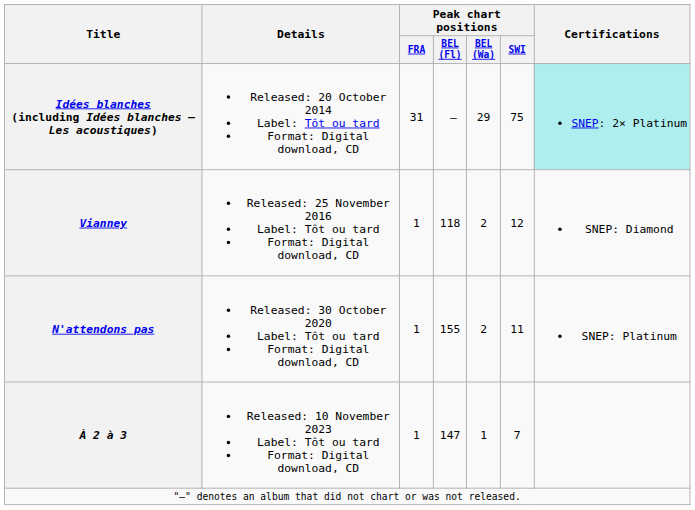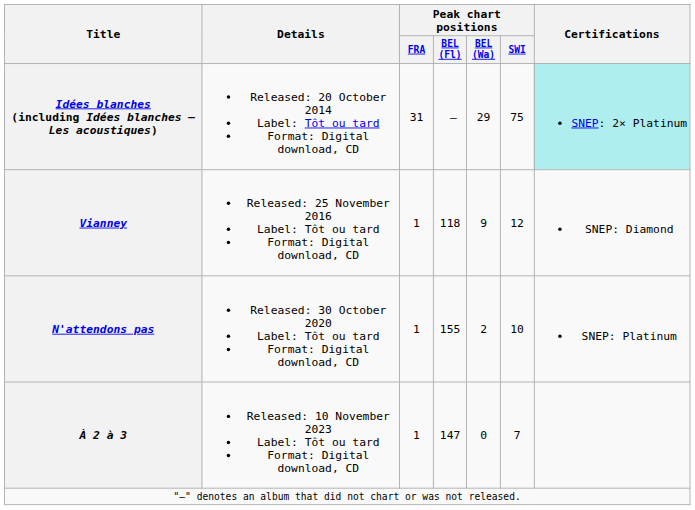(484, 223) 2 -> (484, 223) 9
(517, 329) 11 -> (517, 329) 10
(484, 435) 1 -> (484, 435) 0
